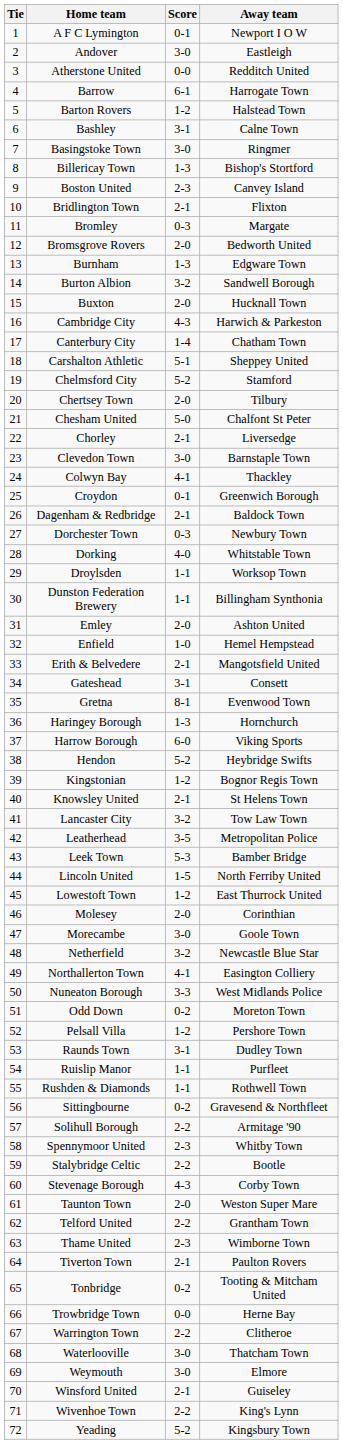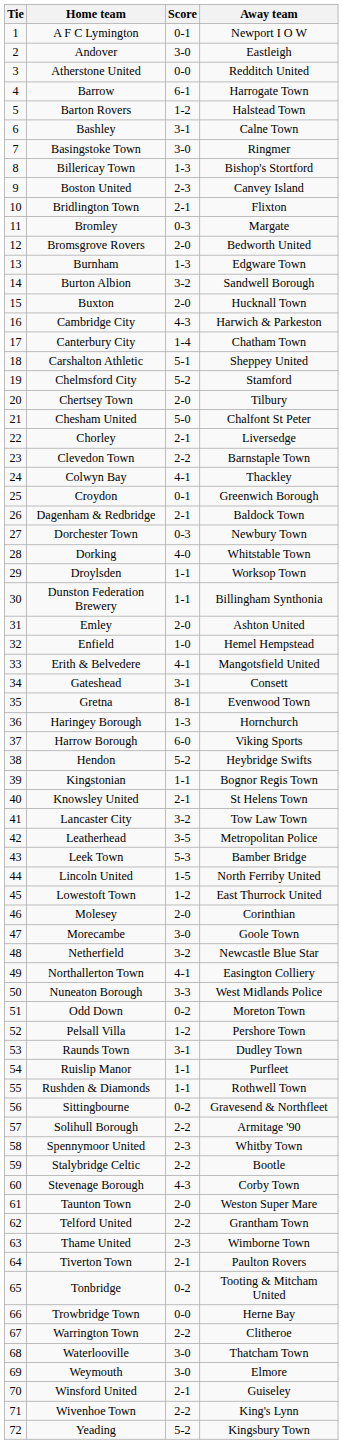(182, 457) 3-0 -> (182, 457) 2-2
(182, 664) 2-1 -> (182, 664) 4-1
(182, 779) 1-2 -> (182, 779) 1-1
